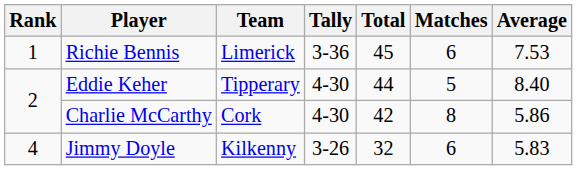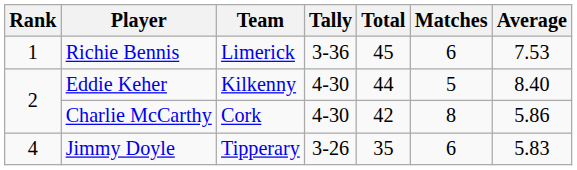(260, 84) Tipperary -> (259, 84) Kilkenny
(259, 148) Kilkenny -> (260, 148) Tipperary
(383, 148) 32 -> (383, 148) 35
